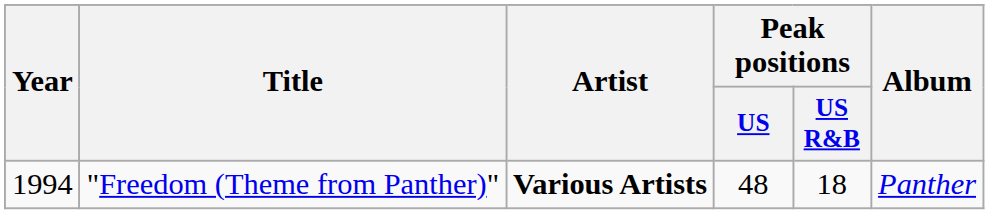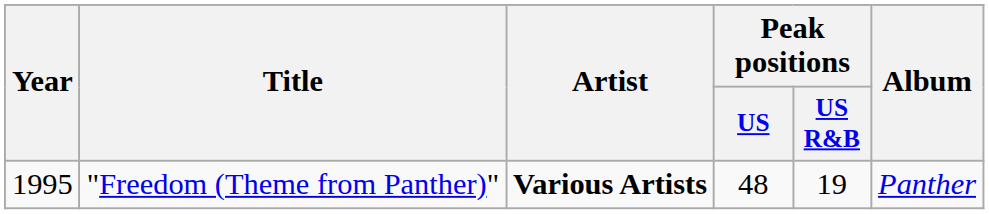(42, 183) 1994 -> (42, 183) 1995
(832, 183) 18 -> (832, 183) 19
